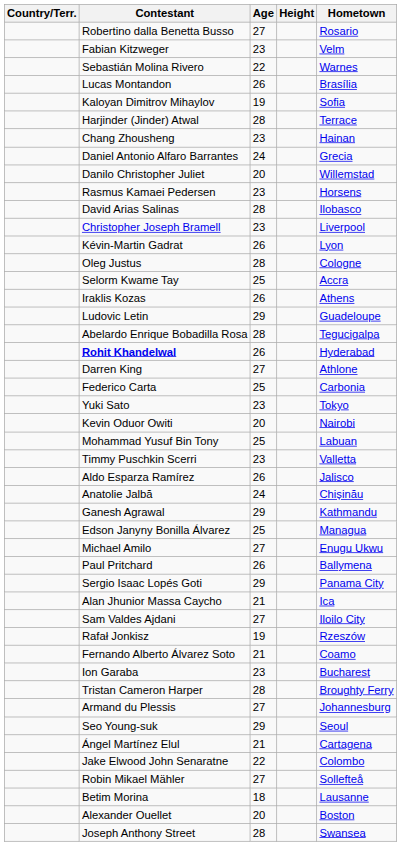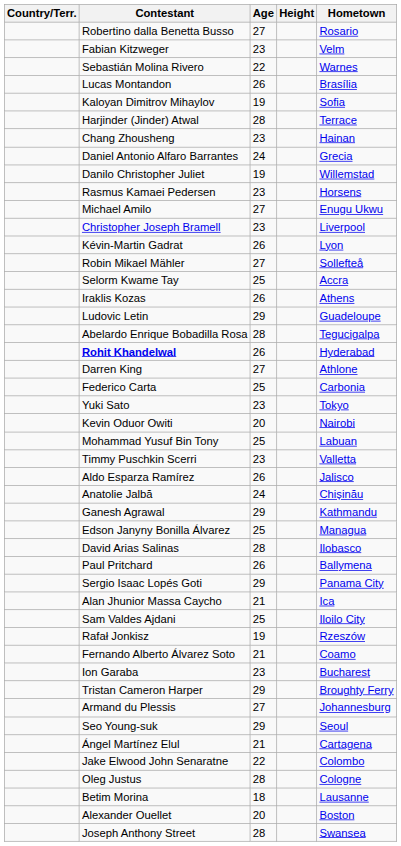(259, 174) 20 -> (259, 174) 19
rows swapped: (130, 209) <-> (117, 547)
rows swapped: (112, 263) <-> (133, 779)
(259, 619) 27 -> (259, 619) 25
(259, 690) 28 -> (259, 690) 29
